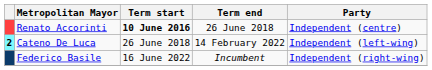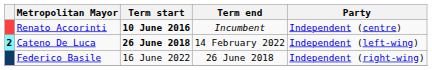(240, 27) 26 June 2018 -> (240, 27) Incumbent
(156, 42) normal -> (156, 42) bold
(240, 58) Incumbent -> (240, 58) 26 June 2018
